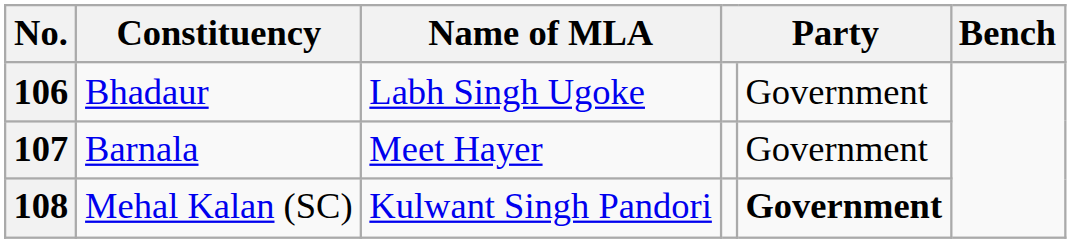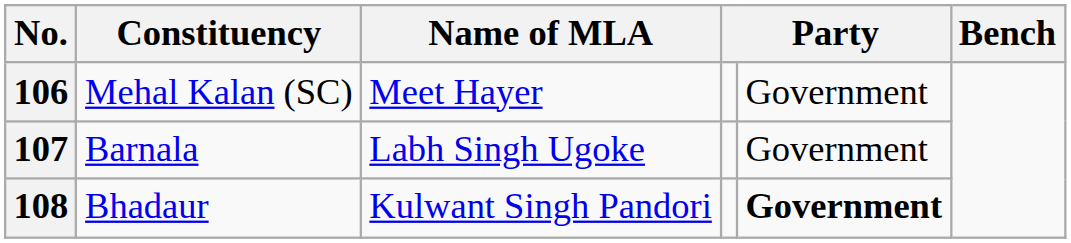(147, 91) Bhadaur -> (219, 91) Mehal Kalan (SC)
(507, 91) Labh Singh Ugoke -> (456, 91) Meet Hayer
(456, 149) Meet Hayer -> (507, 149) Labh Singh Ugoke
(219, 206) Mehal Kalan (SC) -> (147, 206) Bhadaur
